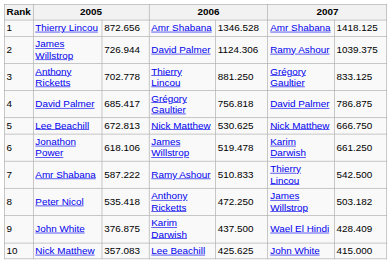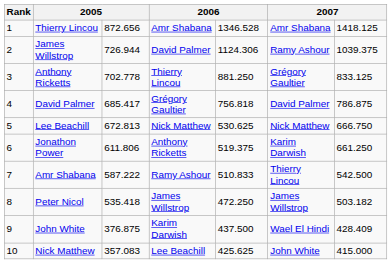(122, 147) 618.106 -> (122, 147) 611.806
(170, 147) James Willstrop -> (169, 147) Anthony Ricketts
(236, 147) 519.478 -> (236, 147) 519.375
(169, 201) Anthony Ricketts -> (170, 201) James Willstrop
